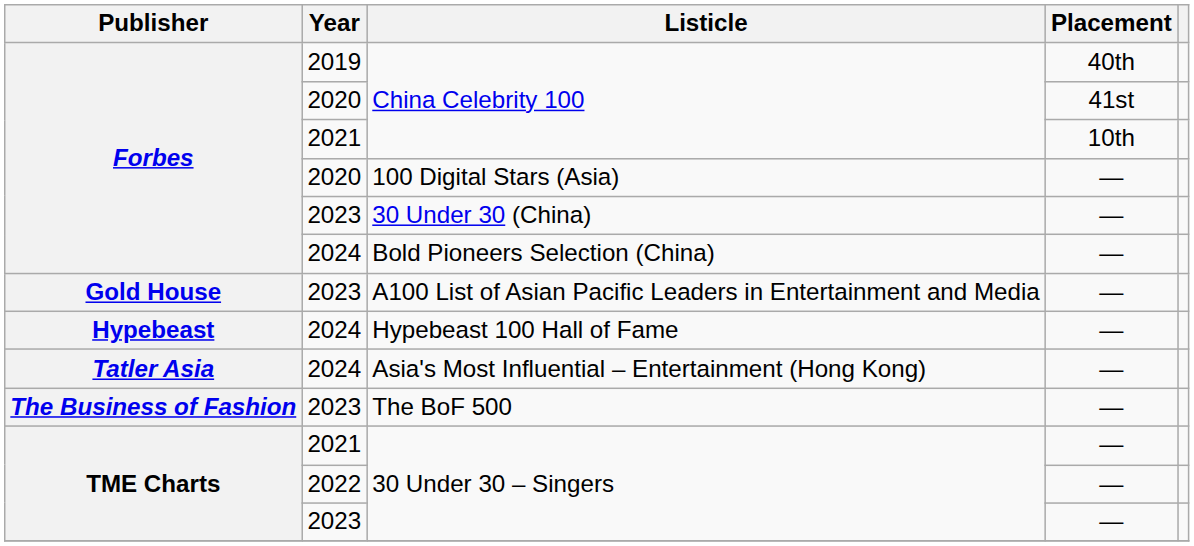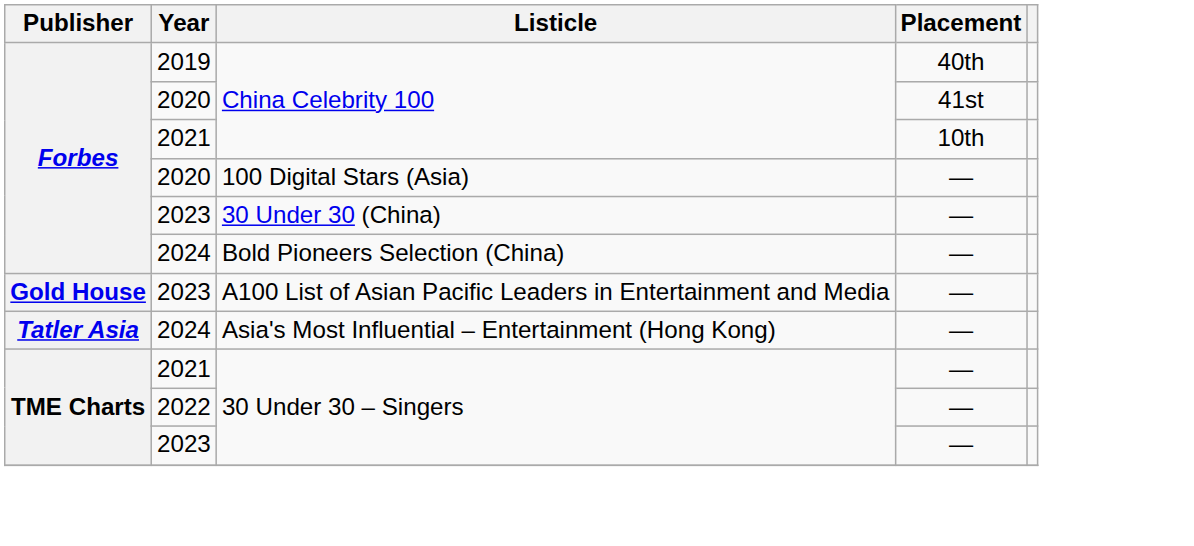- row: (334, 330)
- row: (334, 406)
